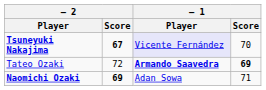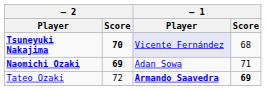(117, 45) 67 -> (117, 45) 70
(246, 45) 70 -> (246, 45) 68
rows swapped: (43, 78) <-> (35, 64)
